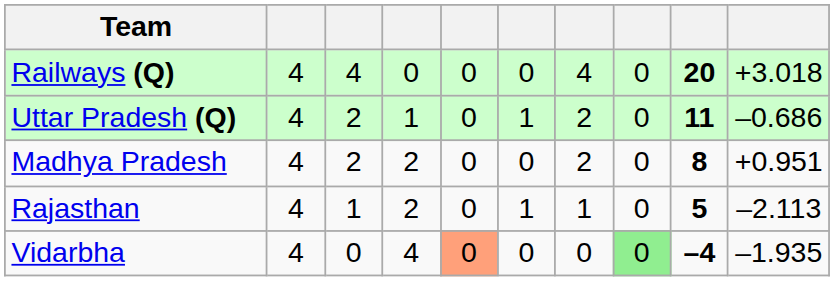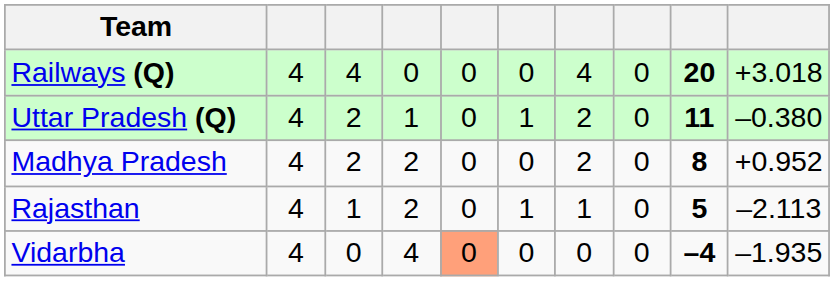(779, 117) –0.686 -> (779, 117) –0.380
(779, 162) +0.951 -> (779, 162) +0.952
(642, 252) lightgreen background -> (642, 252) no background
